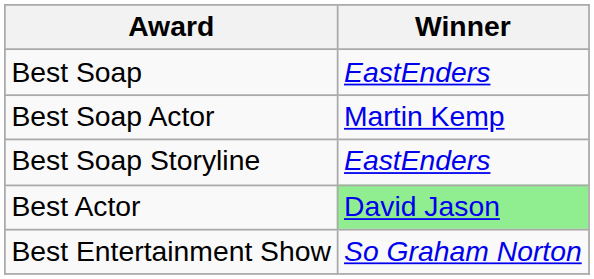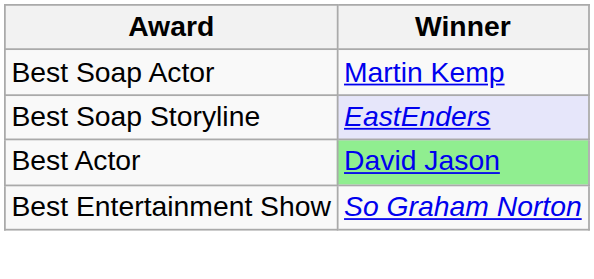- row: (77, 71)
(417, 161) no background -> (417, 116) lavender background
